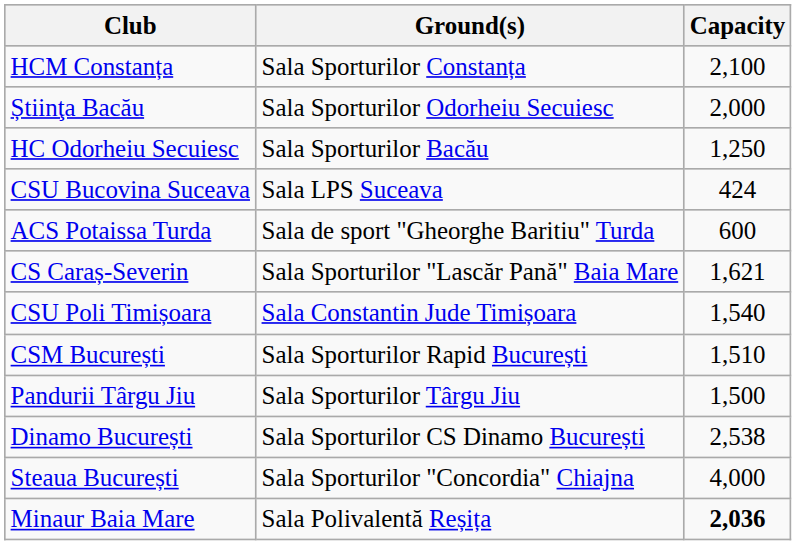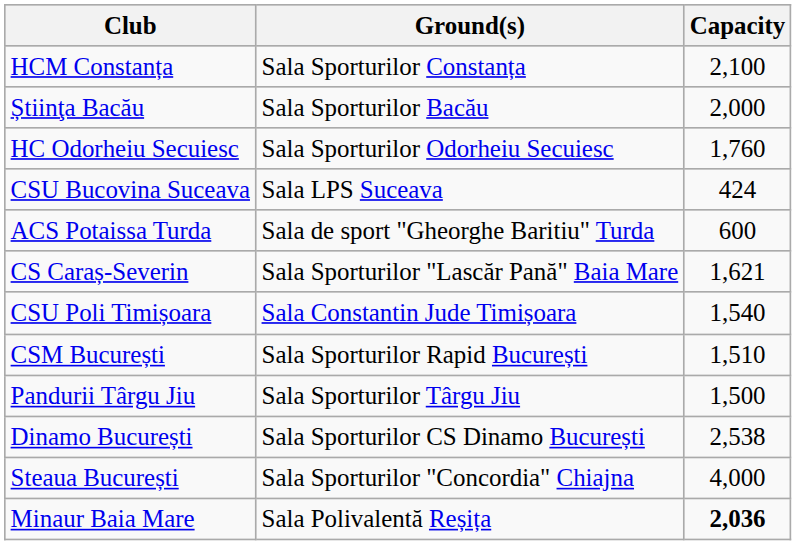(438, 107) Sala Sporturilor Odorheiu Secuiesc -> (375, 107) Sala Sporturilor Bacău
(375, 148) Sala Sporturilor Bacău -> (438, 148) Sala Sporturilor Odorheiu Secuiesc
(738, 148) 1,250 -> (738, 148) 1,760
